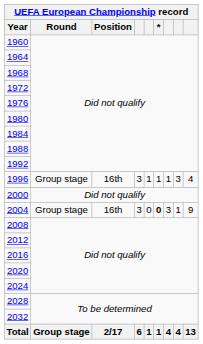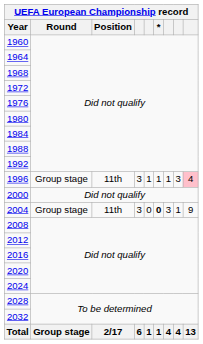(113, 179) 16th -> (113, 179) 11th
(191, 179) no background -> (191, 179) pink background
(113, 210) 16th -> (113, 210) 11th
